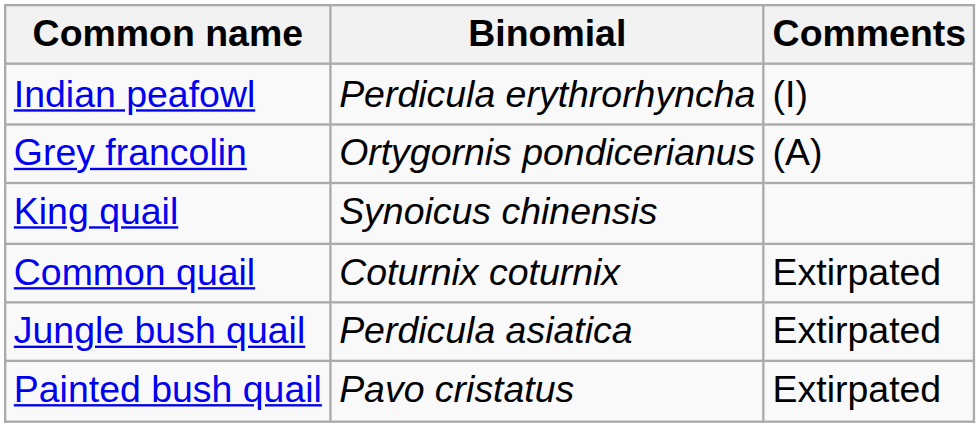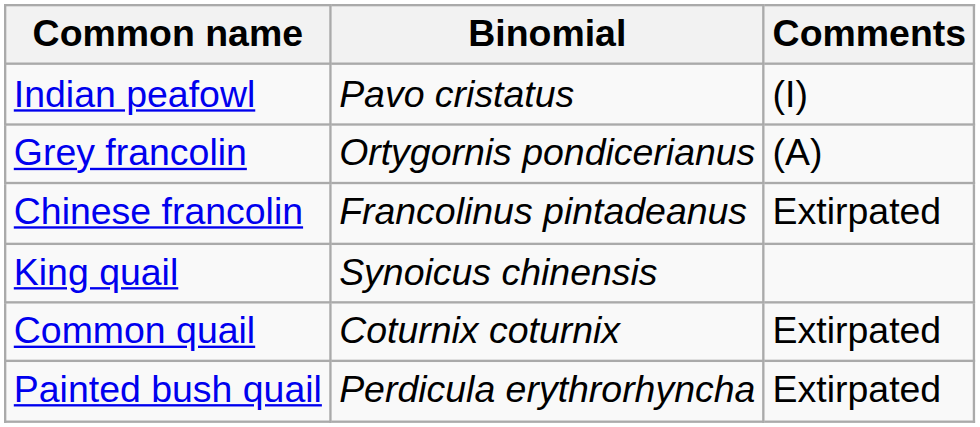(547, 93) Perdicula erythrorhyncha -> (457, 93) Pavo cristatus
+ row: (158, 212)
- row: (160, 331)
(457, 390) Pavo cristatus -> (547, 390) Perdicula erythrorhyncha
